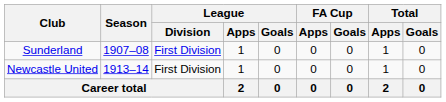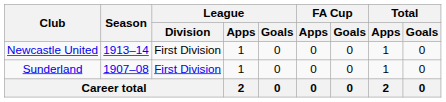rows swapped: (52, 50) <-> (52, 69)
